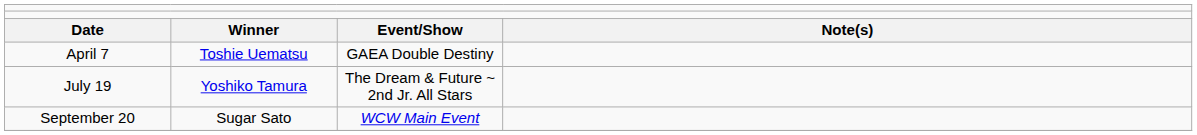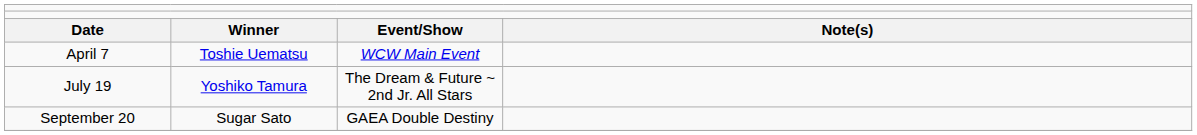(420, 54) GAEA Double Destiny -> (420, 54) WCW Main Event
(420, 118) WCW Main Event -> (420, 118) GAEA Double Destiny
